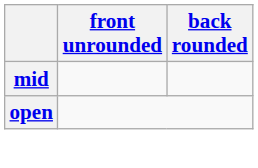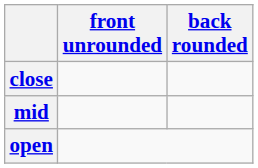+ row: (31, 78)
